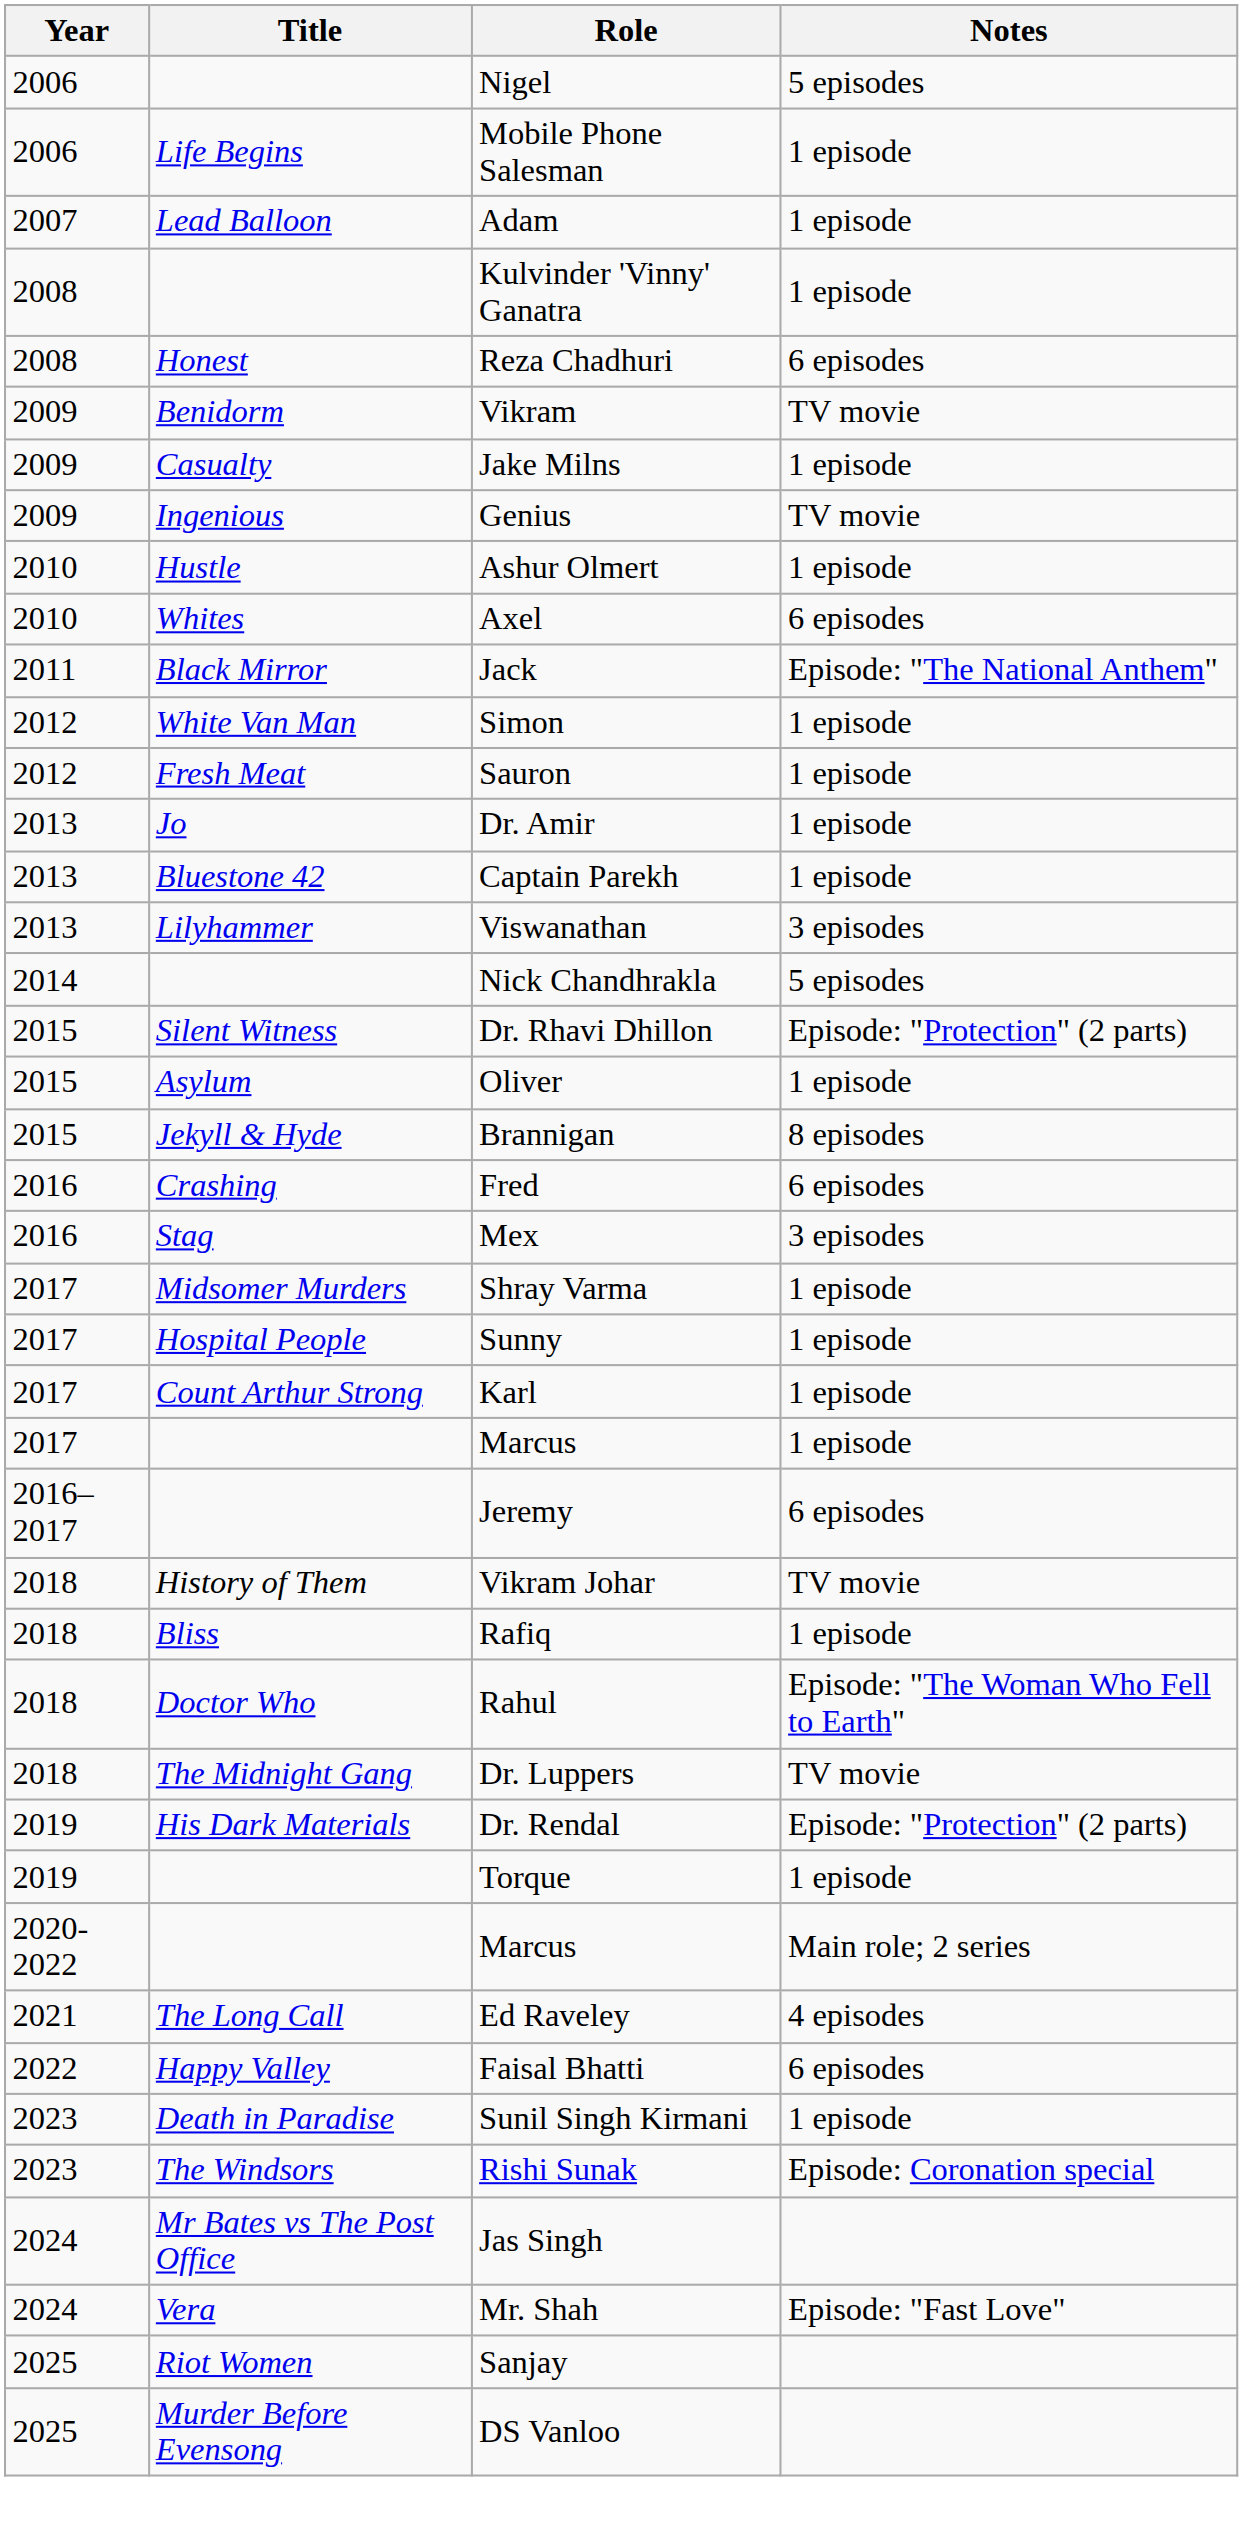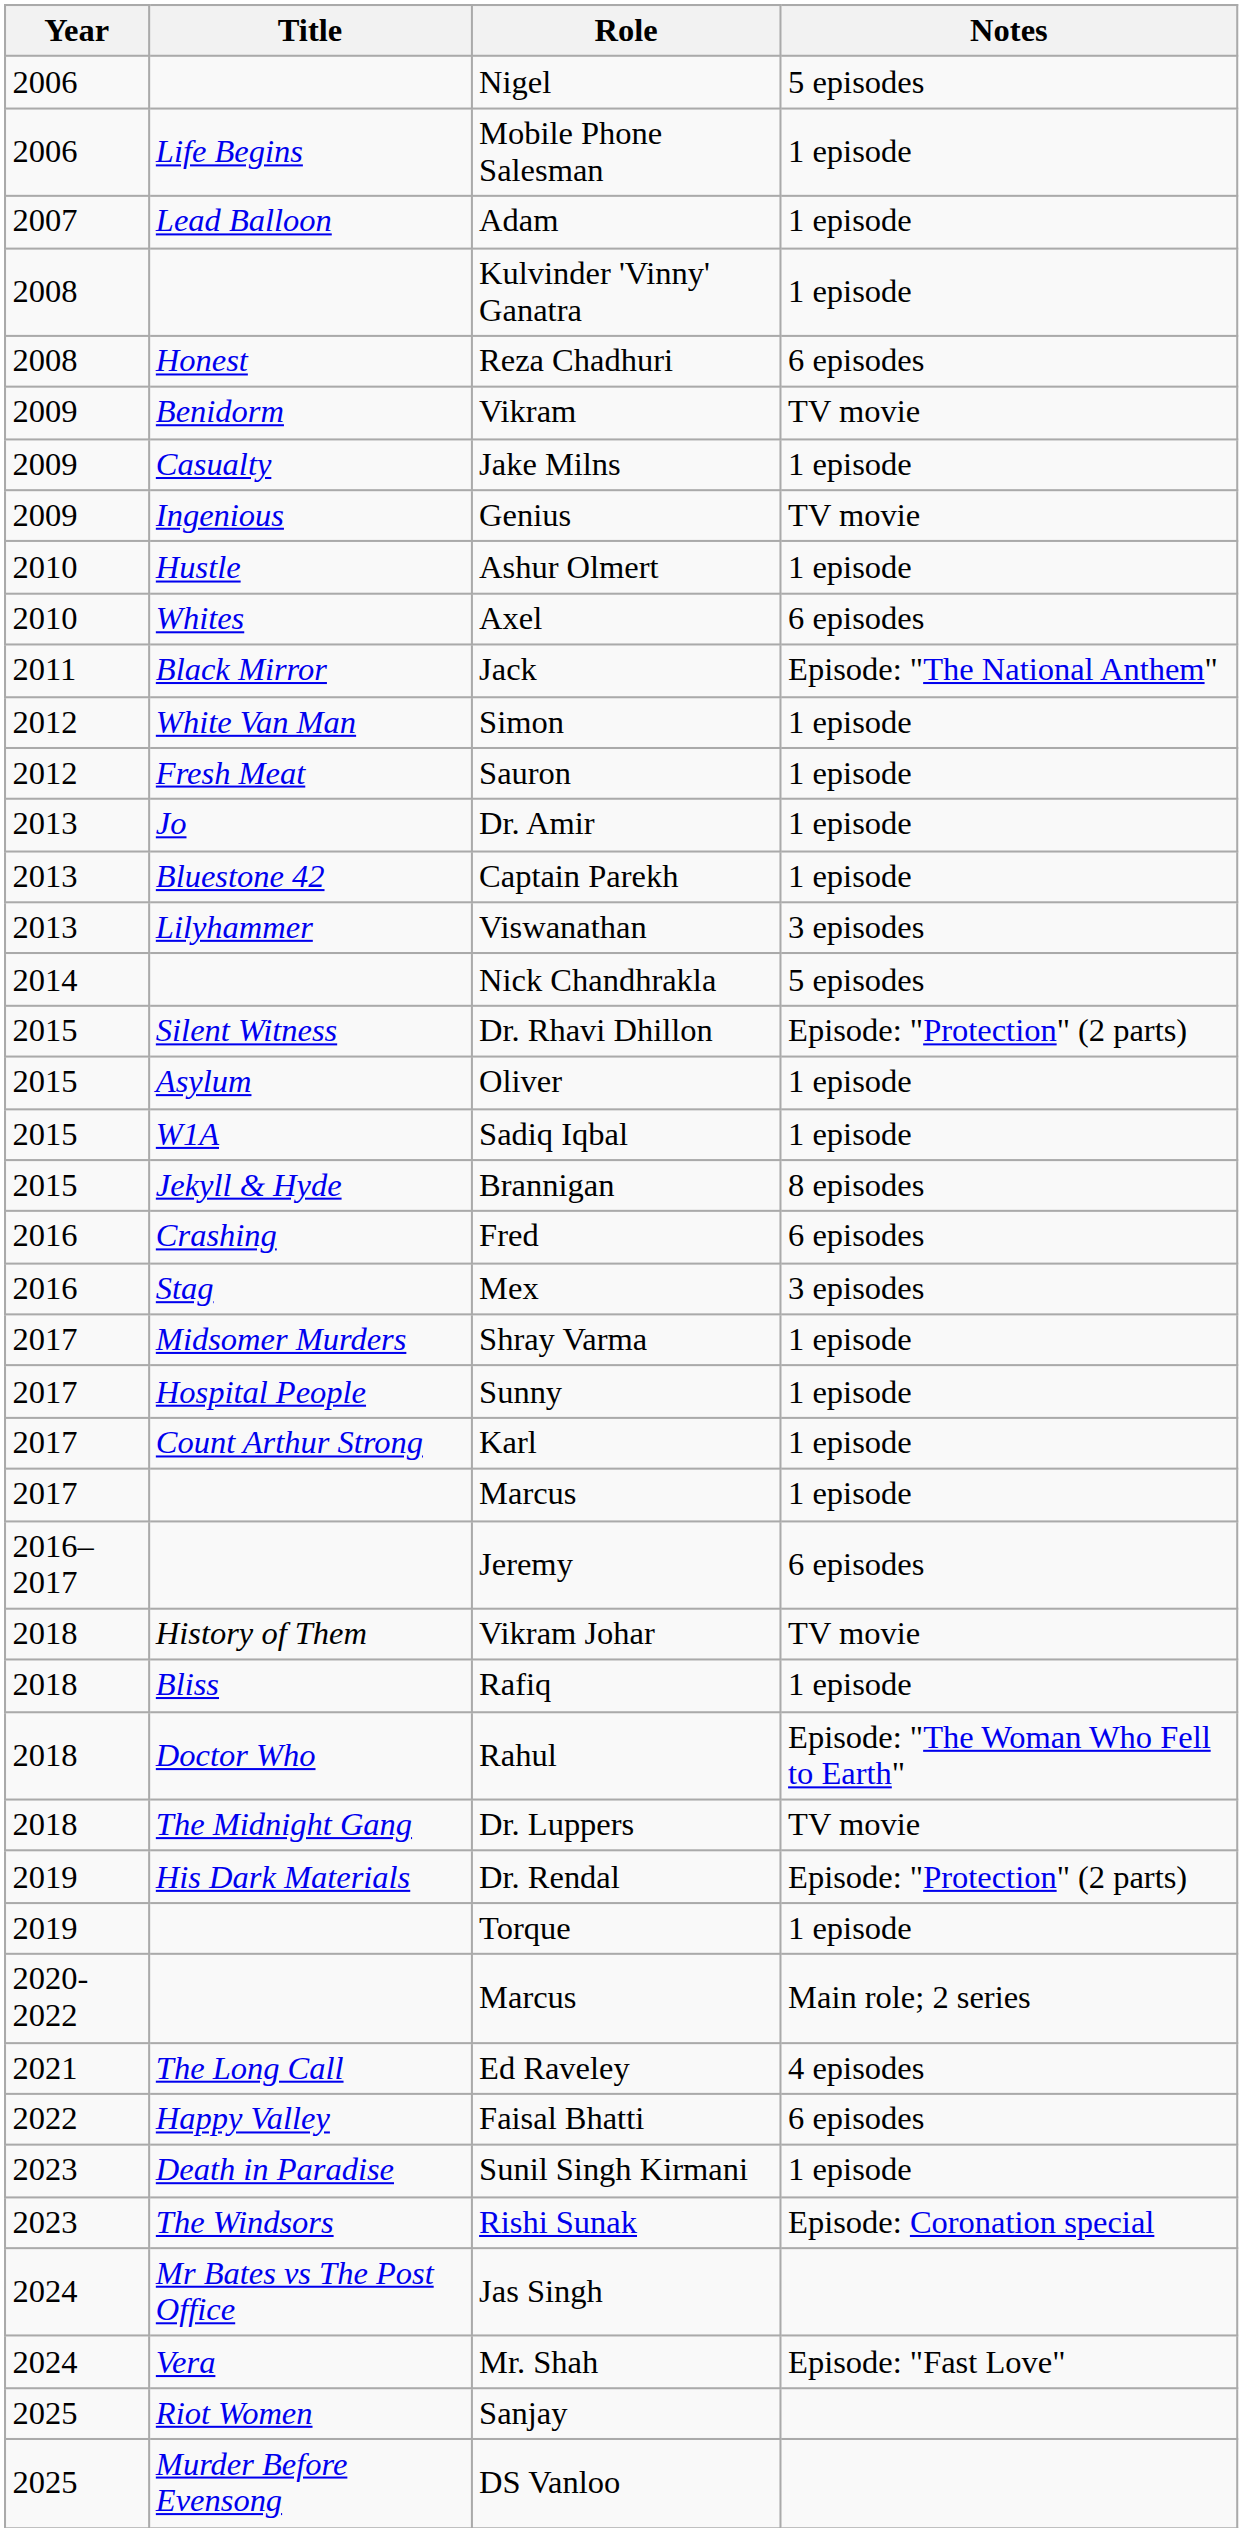+ row: (45, 1133)
